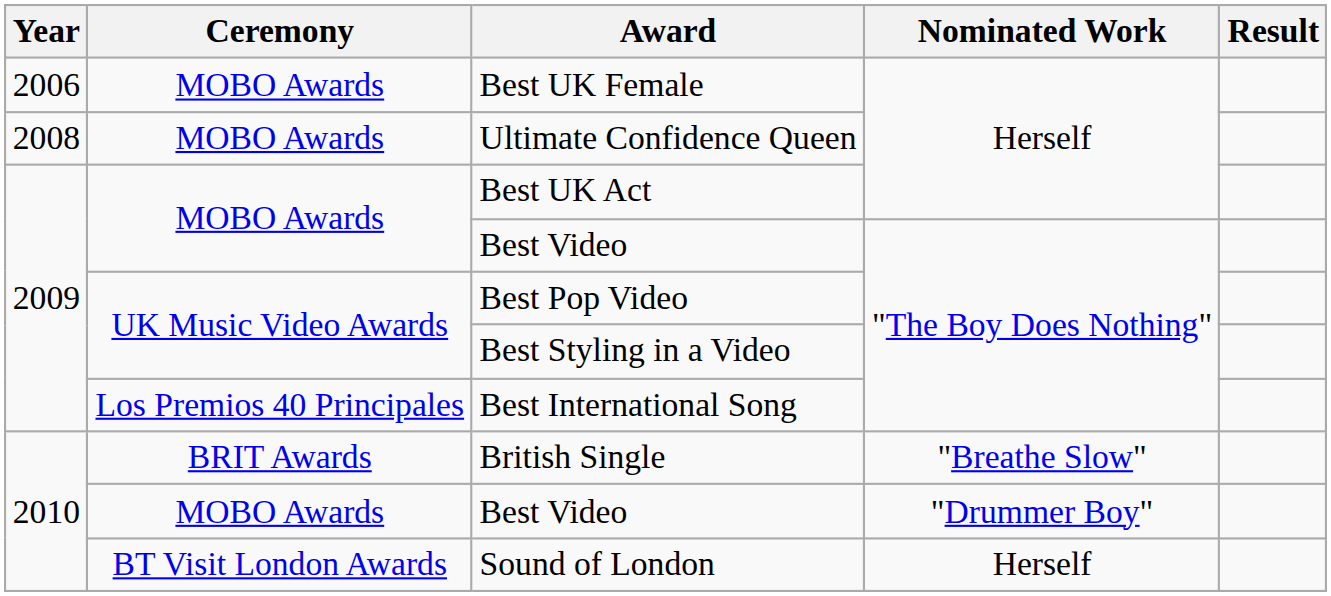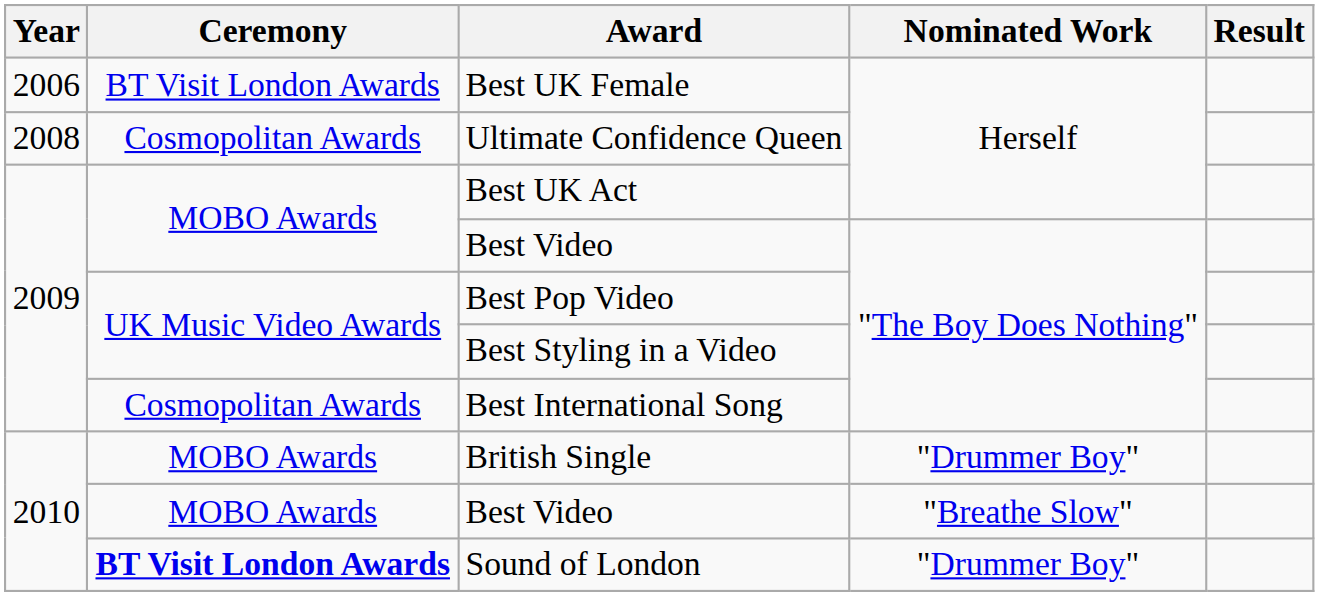(280, 84) MOBO Awards -> (273, 84) BT Visit London Awards
(280, 137) MOBO Awards -> (273, 137) Cosmopolitan Awards
(280, 404) Los Premios 40 Principales -> (273, 404) Cosmopolitan Awards
(280, 457) BRIT Awards -> (273, 457) MOBO Awards
(1042, 457) "Breathe Slow" -> (1028, 457) "Drummer Boy"
(1042, 510) "Drummer Boy" -> (1028, 510) "Breathe Slow"
(280, 564) normal -> (273, 564) bold
(1042, 564) Herself -> (1028, 564) "Drummer Boy"
